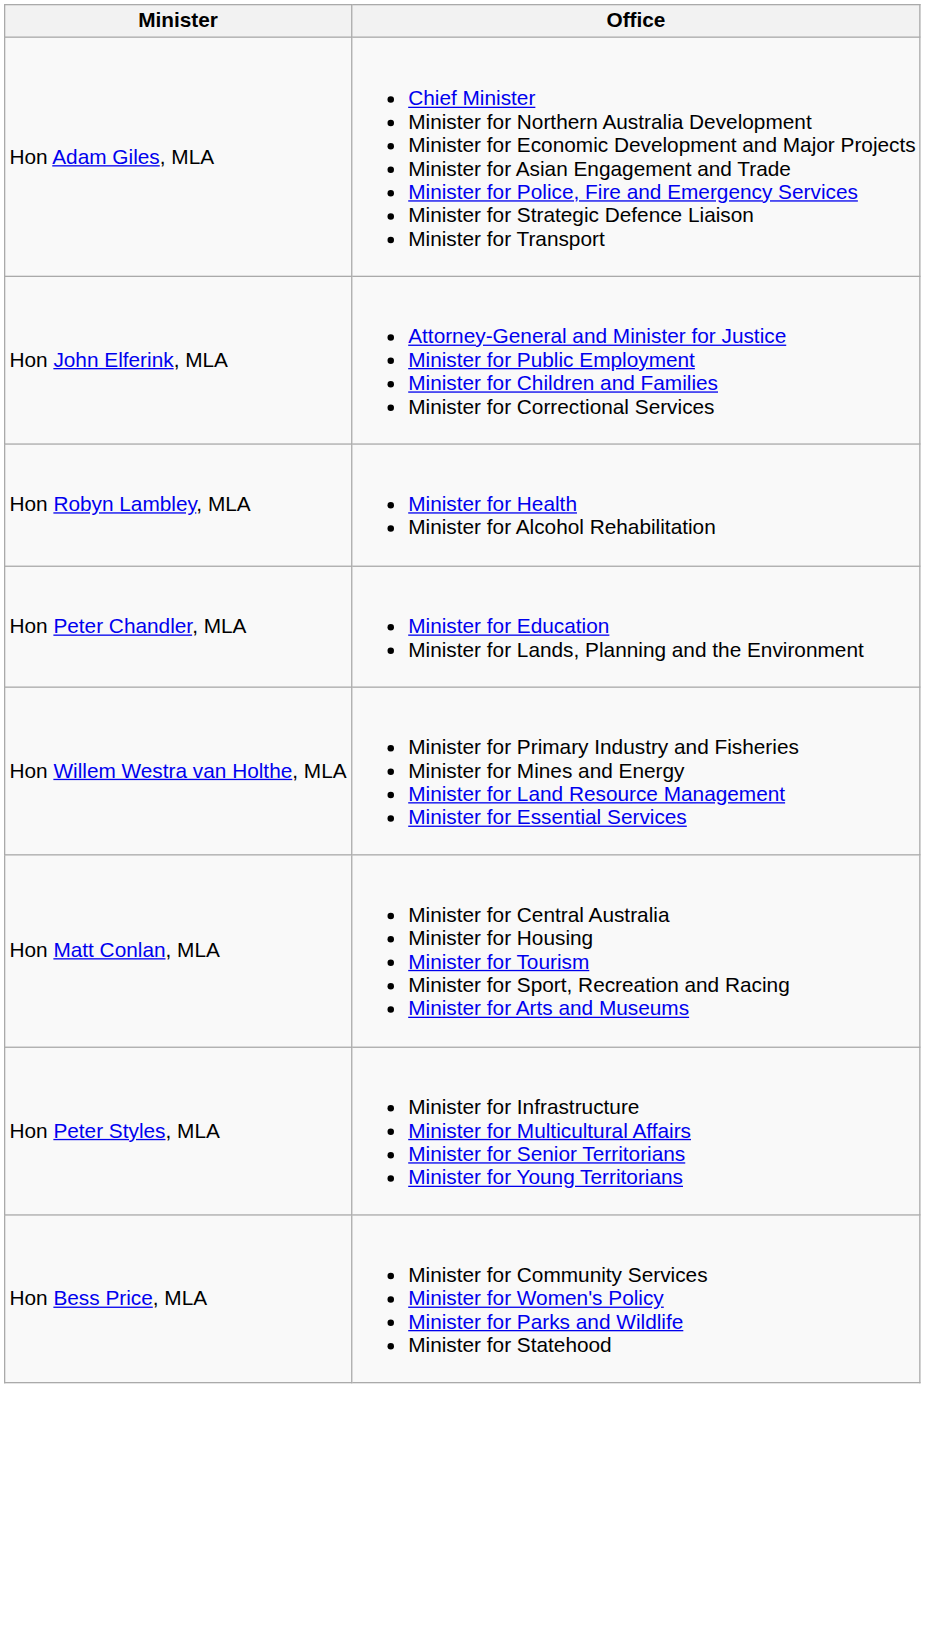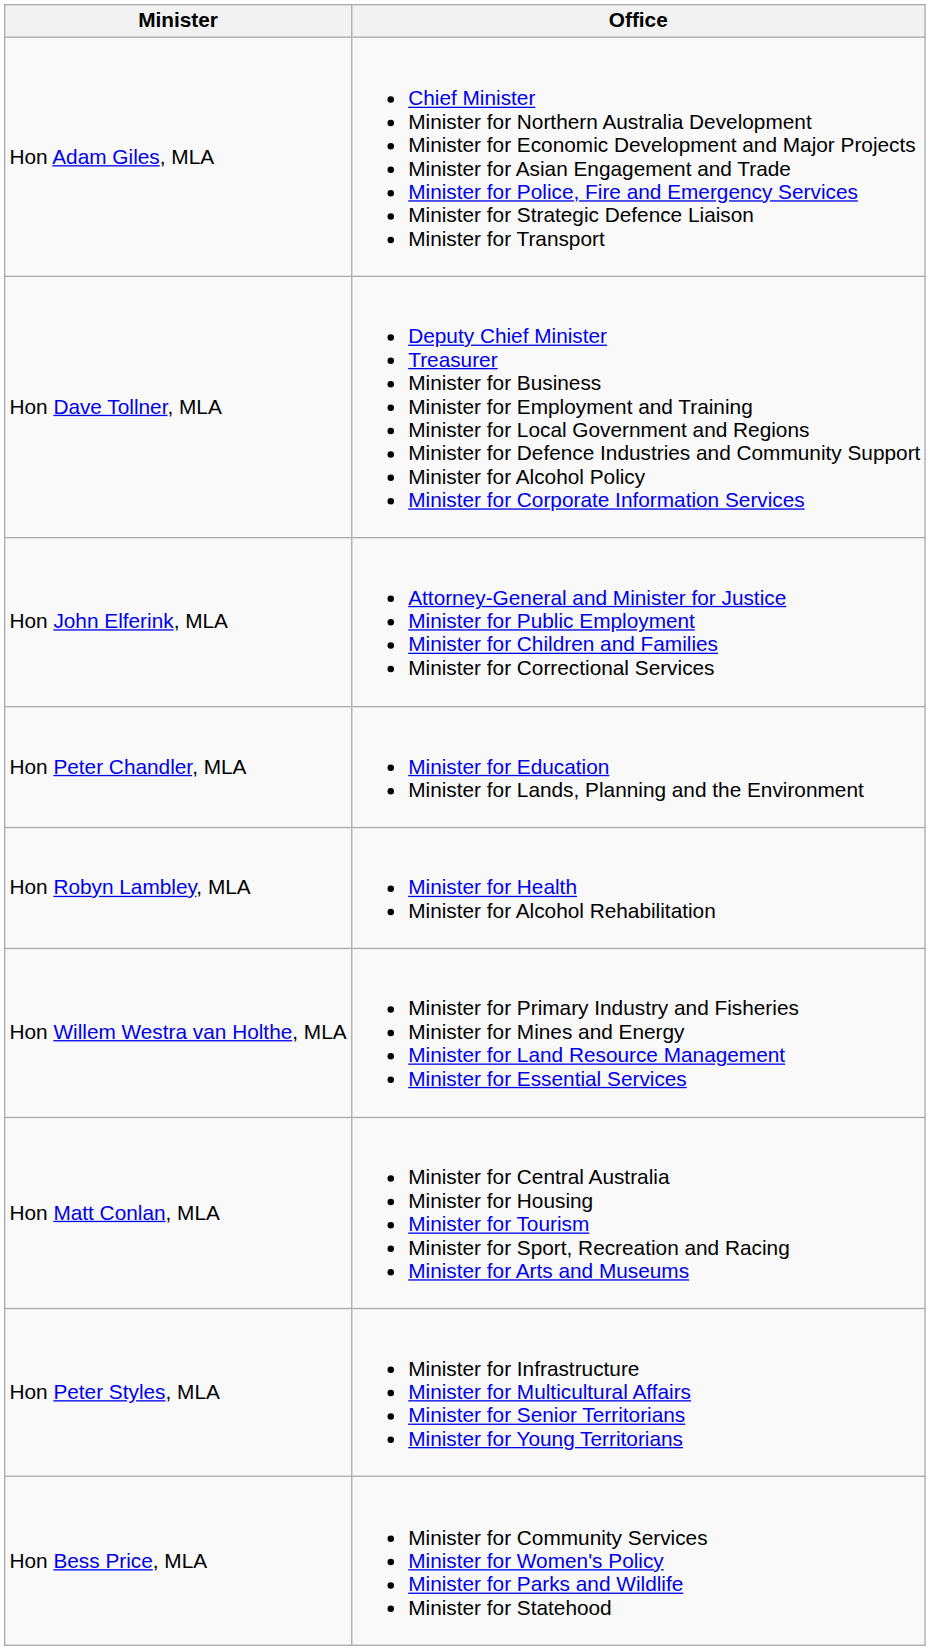+ row: (116, 406)
rows swapped: (130, 504) <-> (128, 626)
